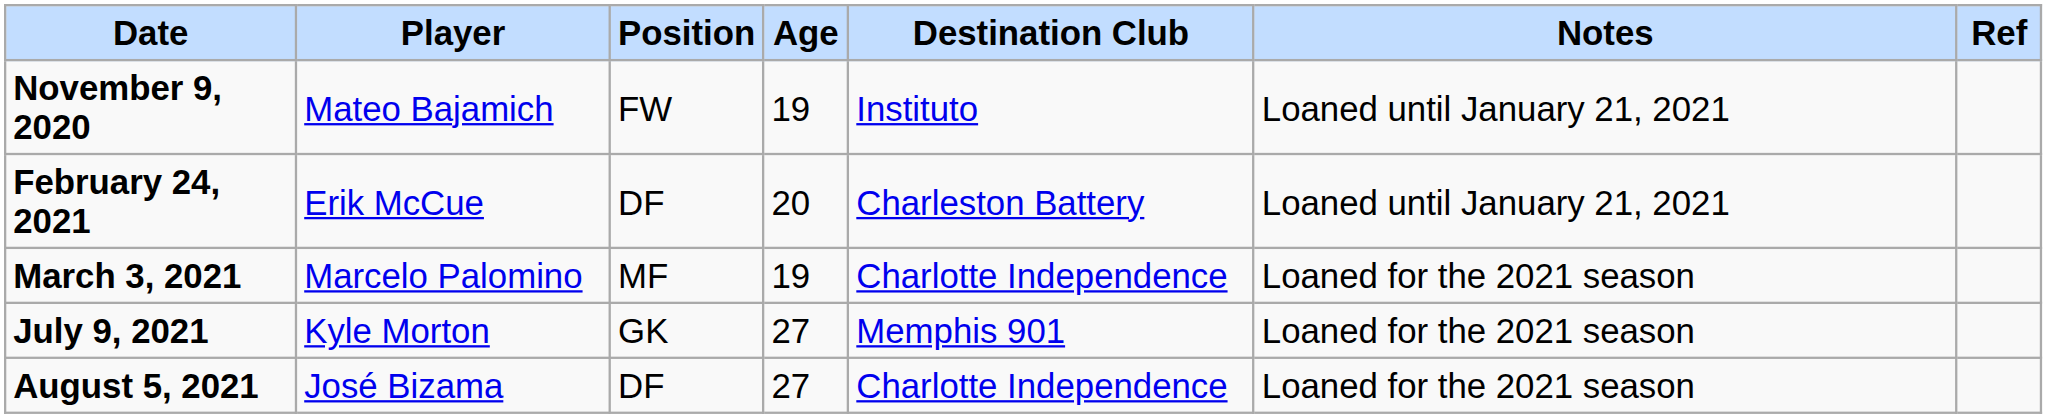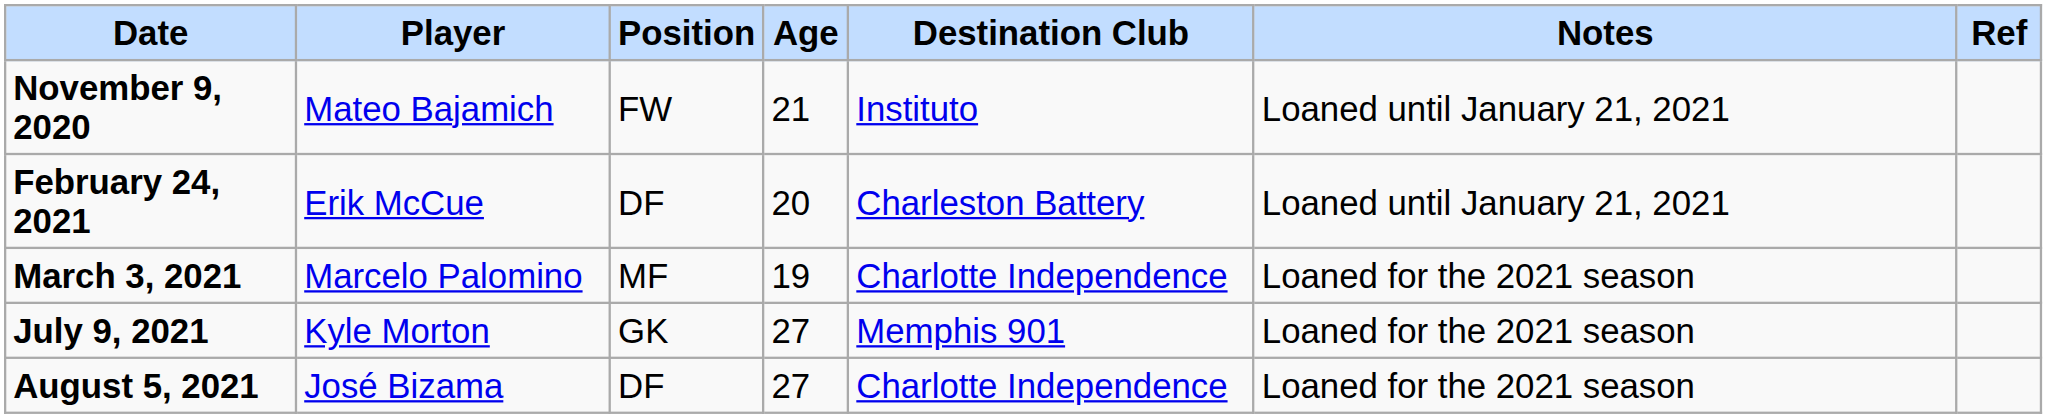(791, 107) 19 -> (791, 107) 21
